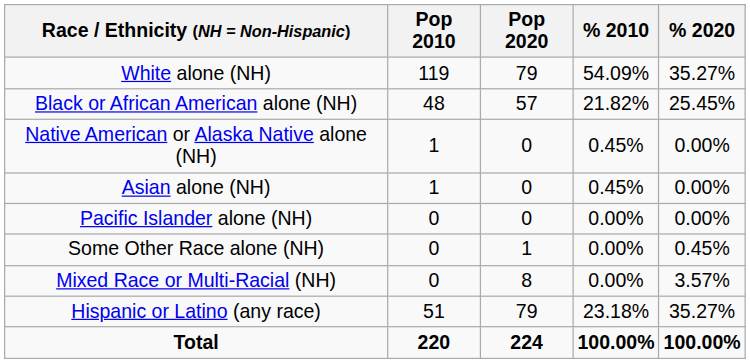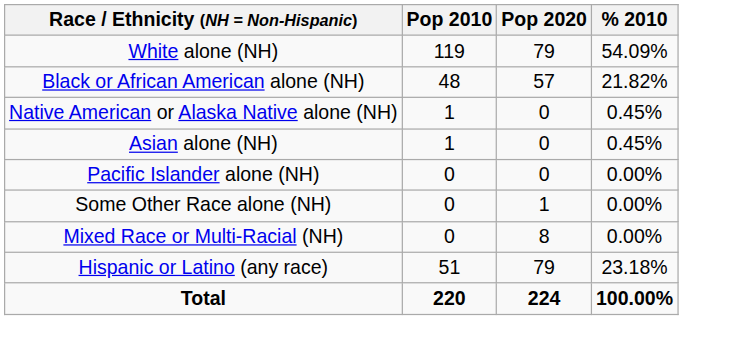- column: (702, 30)
